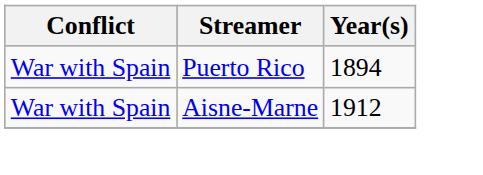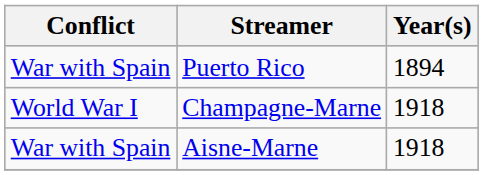+ row: (282, 107)
(356, 107) 1912 -> (419, 148) 1918
